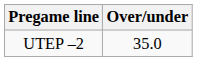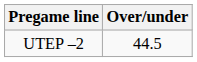(147, 43) 35.0 -> (147, 43) 44.5
